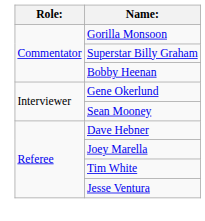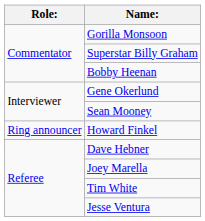+ row: (122, 130)
